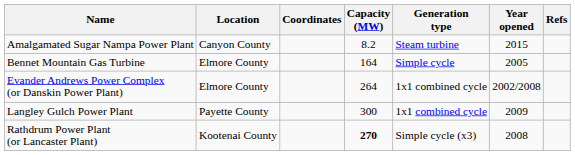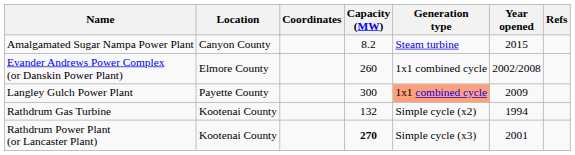- row: (76, 62)
(368, 86) 264 -> (368, 68) 260
(441, 111) no background -> (441, 93) lightsalmon background
+ row: (59, 111)
(516, 135) 2008 -> (516, 135) 2001
